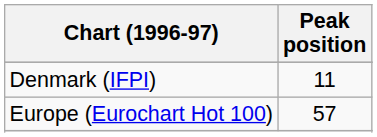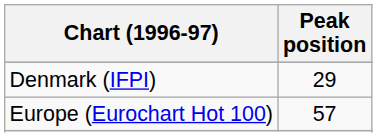(325, 79) 11 -> (325, 79) 29
